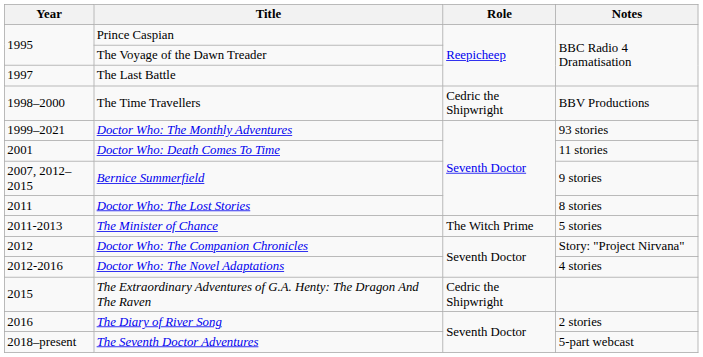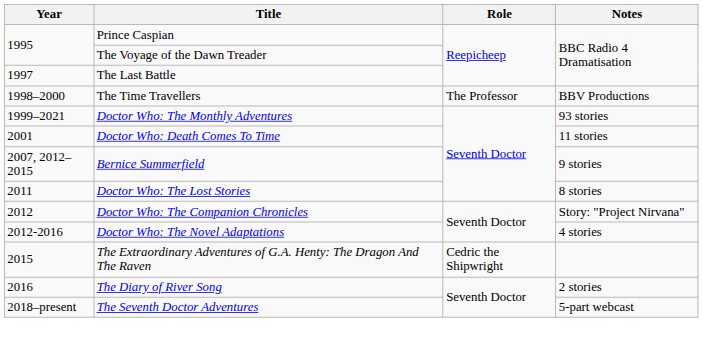(475, 103) Cedric the Shipwright -> (482, 95) The Professor
- row: (157, 226)
